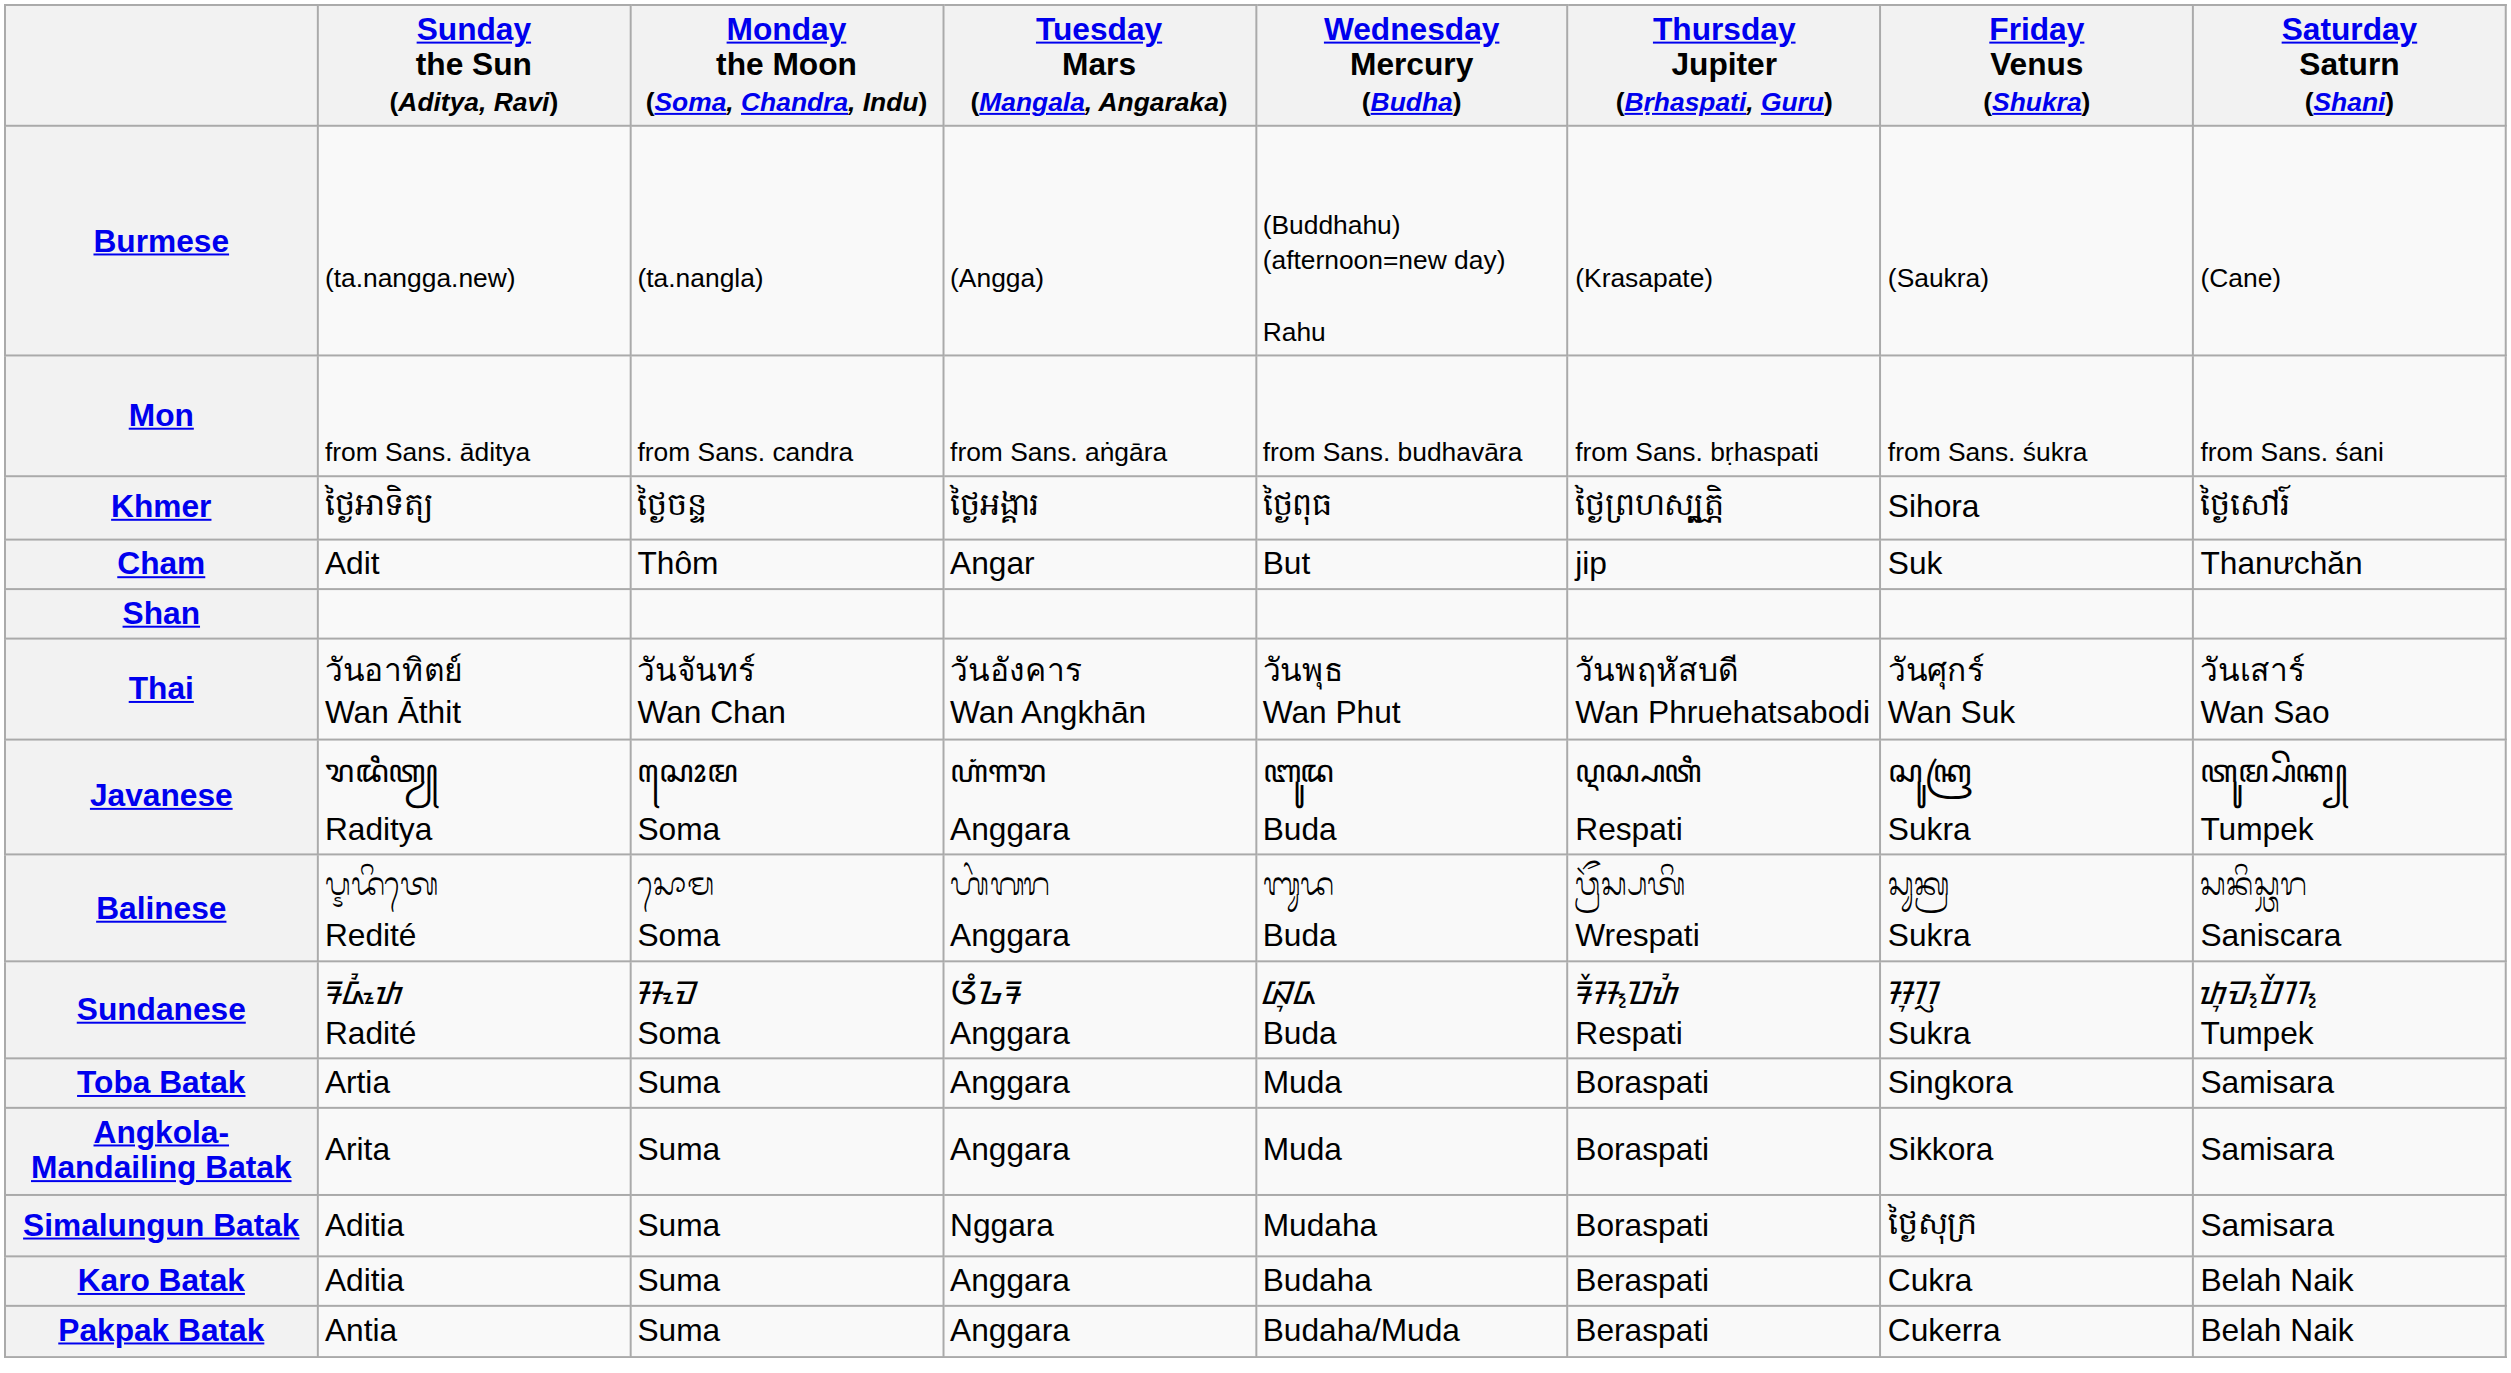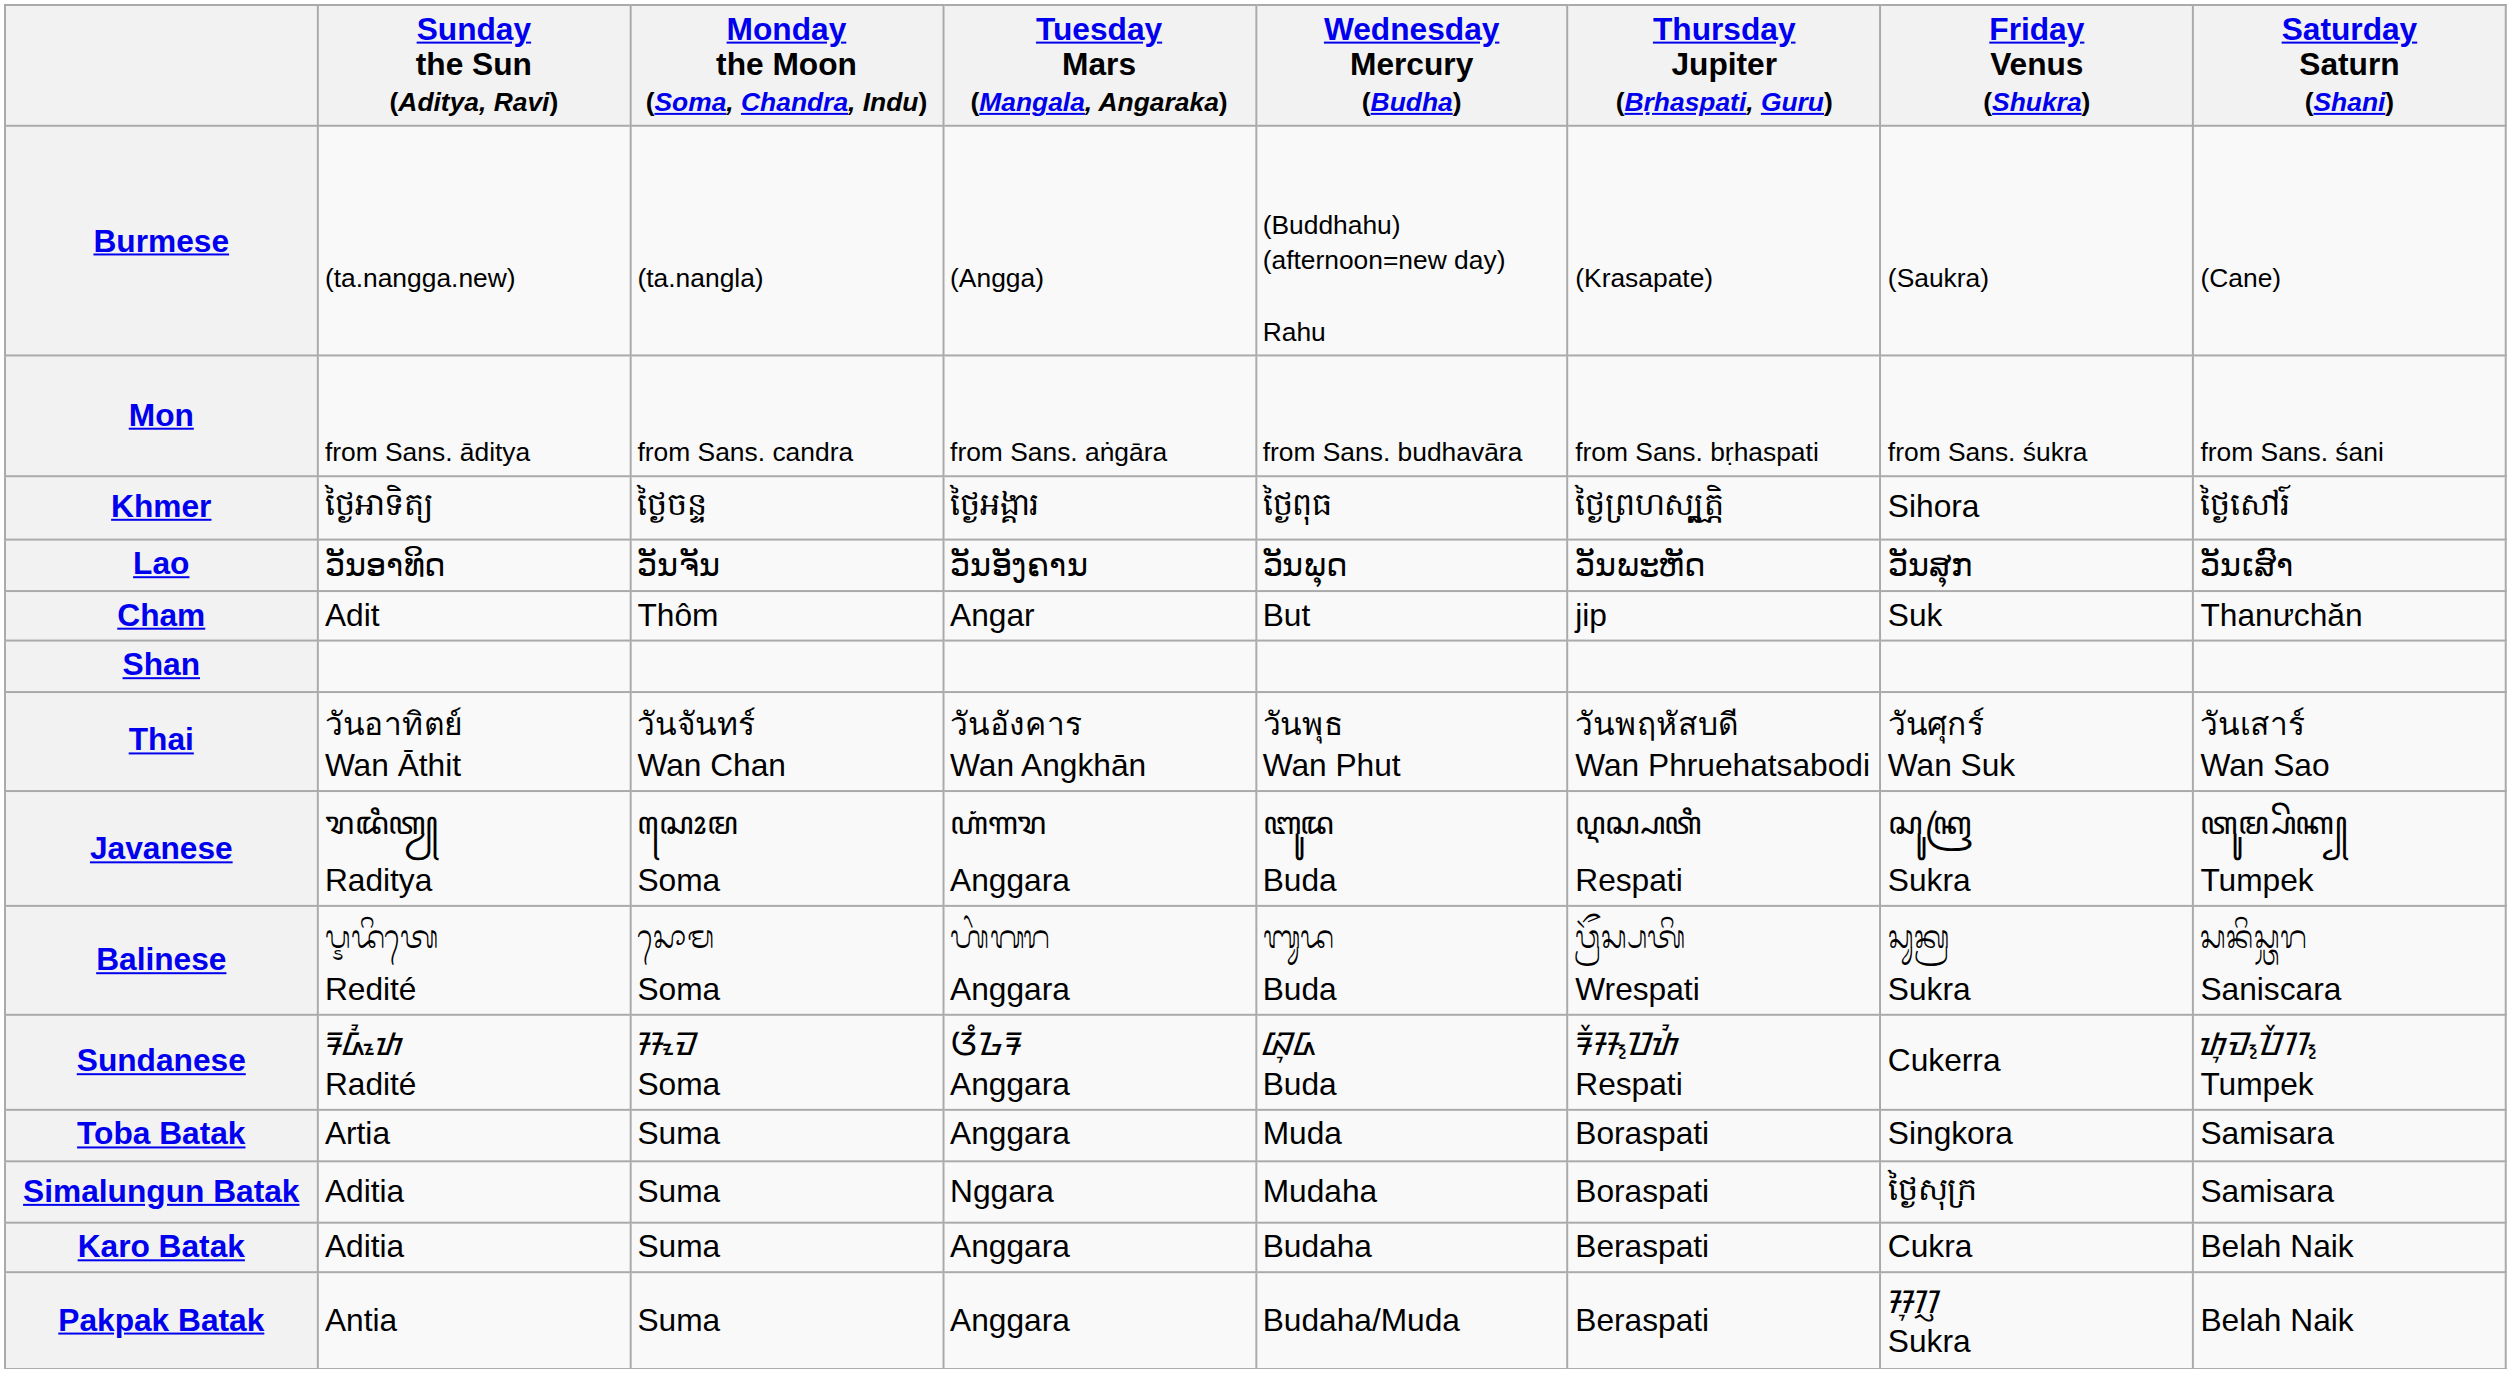+ row: (161, 564)
(1929, 1012) ᮞᮥᮊᮢ Sukra -> (1944, 1061) Cukerra
- row: (161, 1150)
(1944, 1330) Cukerra -> (1929, 1323) ᮞᮥᮊᮢ Sukra
